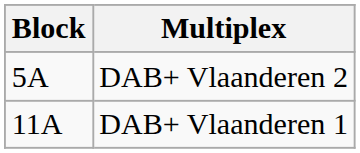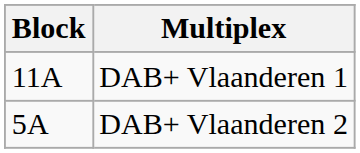rows swapped: (224, 76) <-> (224, 123)
